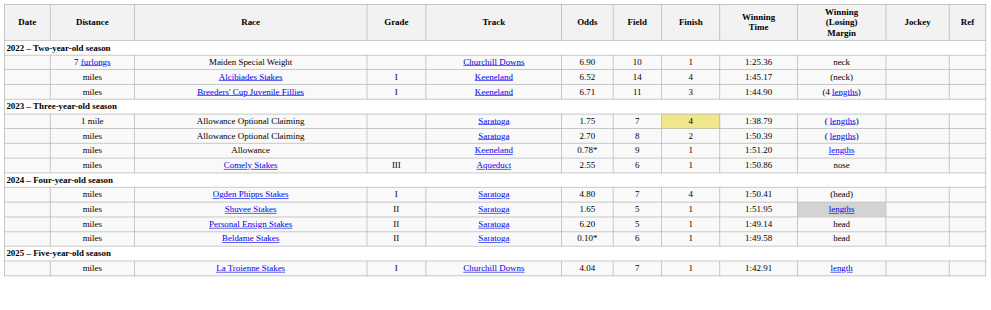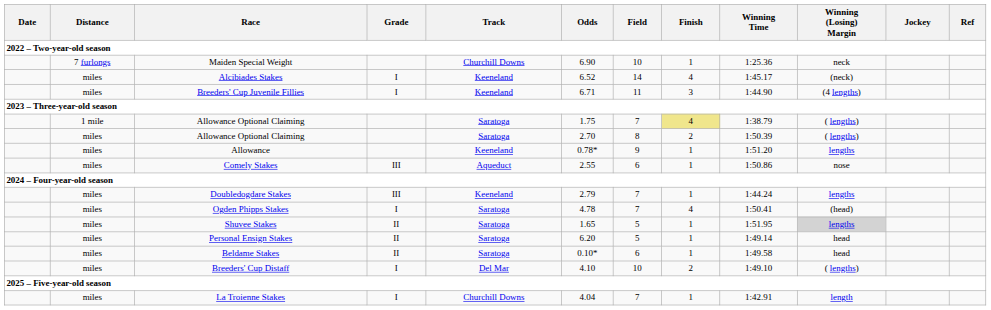+ row: (92, 195)
(587, 195) 4.80 -> (587, 210) 4.78
+ row: (92, 268)
